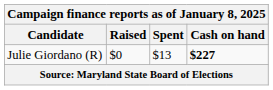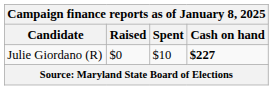(162, 54) $13 -> (162, 54) $10
